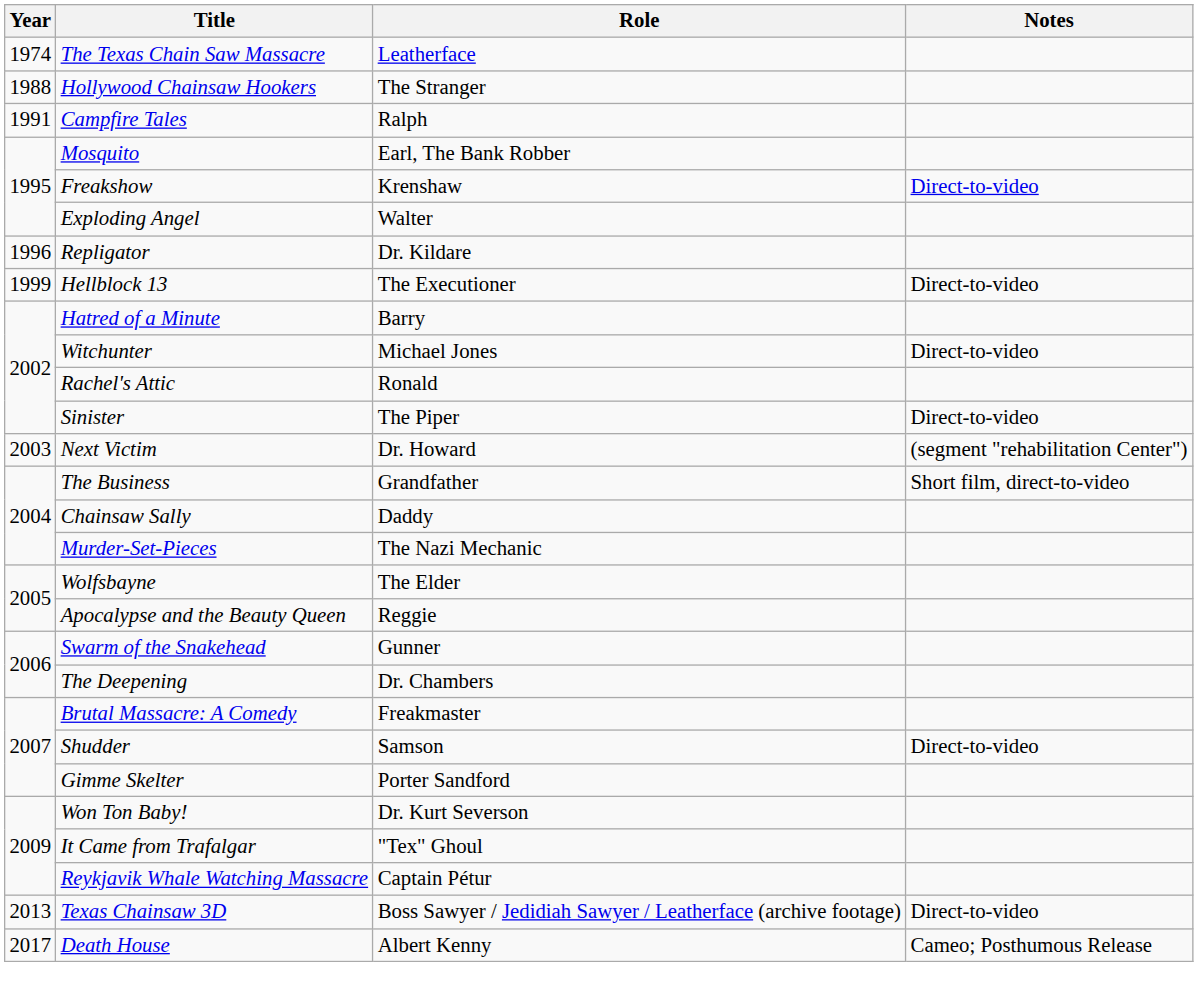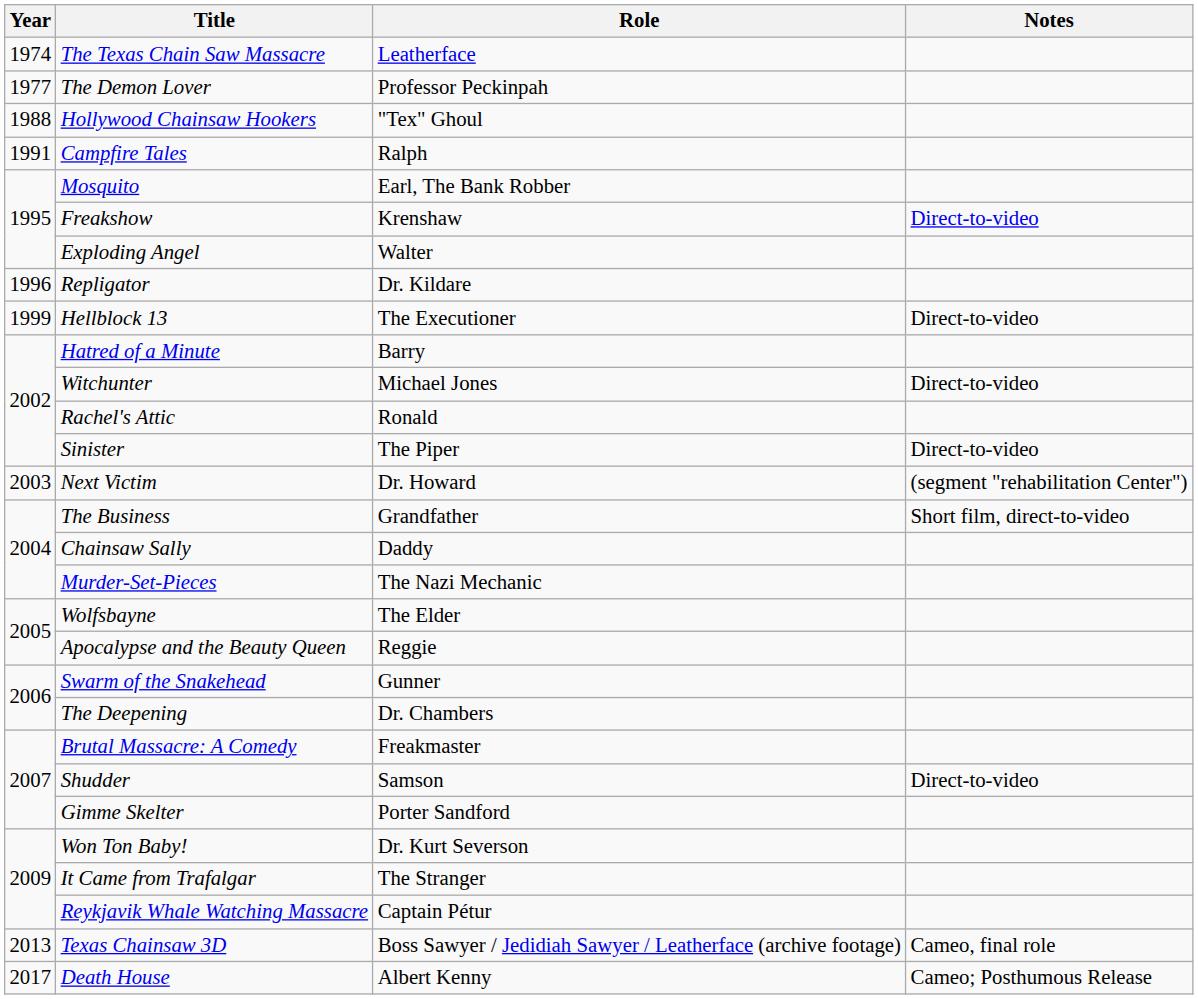+ row: (136, 86)
(432, 86) The Stranger -> (430, 119) "Tex" Ghoul
(430, 845) "Tex" Ghoul -> (432, 878) The Stranger
(975, 911) Direct-to-video -> (983, 944) Cameo, final role
